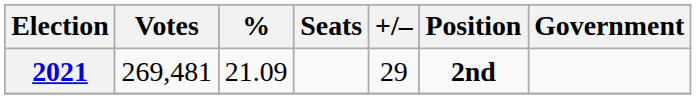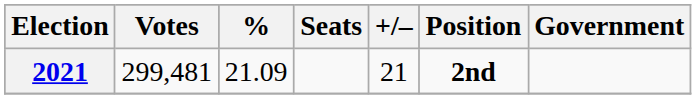(167, 70) 269,481 -> (167, 70) 299,481
(394, 70) 29 -> (394, 70) 21
